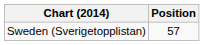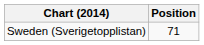(174, 31) 57 -> (174, 31) 71
